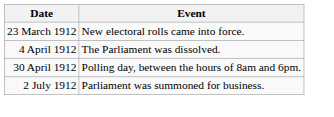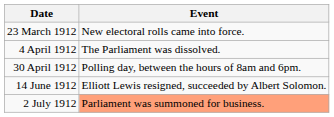+ row: (46, 85)
(173, 85) no background -> (173, 103) lightsalmon background
